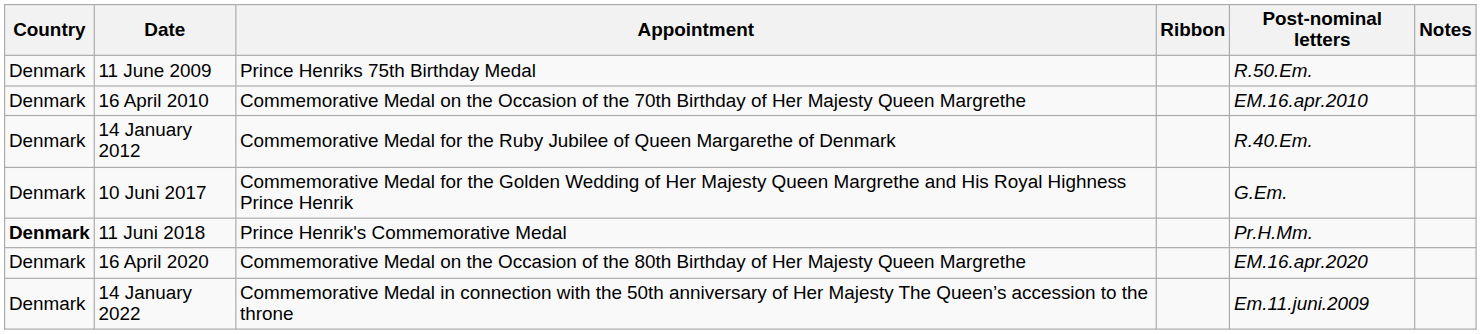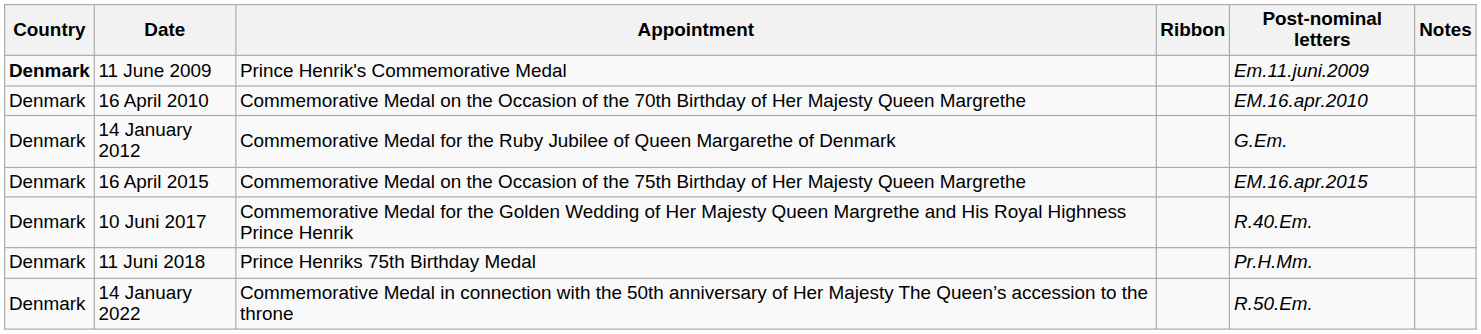(47, 70) normal -> (49, 70) bold
(388, 70) Prince Henriks 75th Birthday Medal -> (403, 70) Prince Henrik's Commemorative Medal
(1273, 70) R.50.Em. -> (1302, 70) Em.11.juni.2009
(1273, 141) R.40.Em. -> (1261, 141) G.Em.
+ row: (154, 181)
(1261, 192) G.Em. -> (1273, 222) R.40.Em.
(49, 232) bold -> (47, 262) normal
(403, 232) Prince Henrik's Commemorative Medal -> (388, 262) Prince Henriks 75th Birthday Medal
- row: (154, 262)
(1302, 303) Em.11.juni.2009 -> (1273, 303) R.50.Em.
